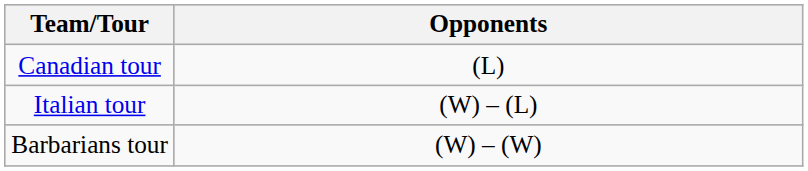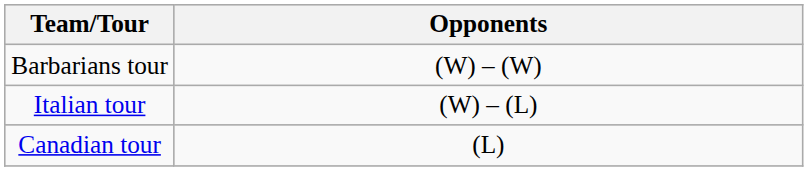rows swapped: (90, 144) <-> (90, 64)
